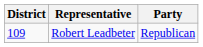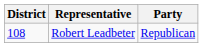(16, 33) 109 -> (16, 33) 108
